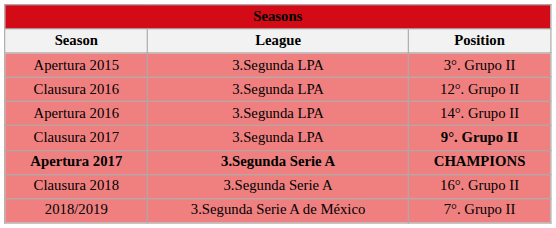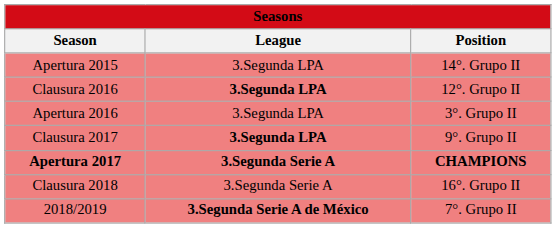(480, 64) 3°. Grupo II -> (481, 64) 14°. Grupo II
(278, 89) normal -> (278, 89) bold
(480, 113) 14°. Grupo II -> (481, 113) 3°. Grupo II
(278, 137) normal -> (278, 137) bold
(480, 137) bold -> (481, 137) normal
(278, 210) normal -> (278, 210) bold
